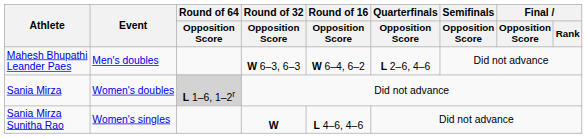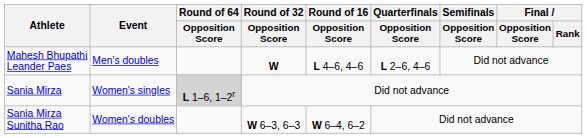(274, 67) W 6–3, 6–3 -> (274, 67) W
(338, 67) W 6–4, 6–2 -> (338, 67) L 4–6, 4–6
(133, 91) Women's doubles -> (131, 91) Women's singles
(131, 120) Women's singles -> (133, 120) Women's doubles
(274, 126) W -> (274, 126) W 6–3, 6–3
(338, 126) L 4–6, 4–6 -> (338, 126) W 6–4, 6–2
